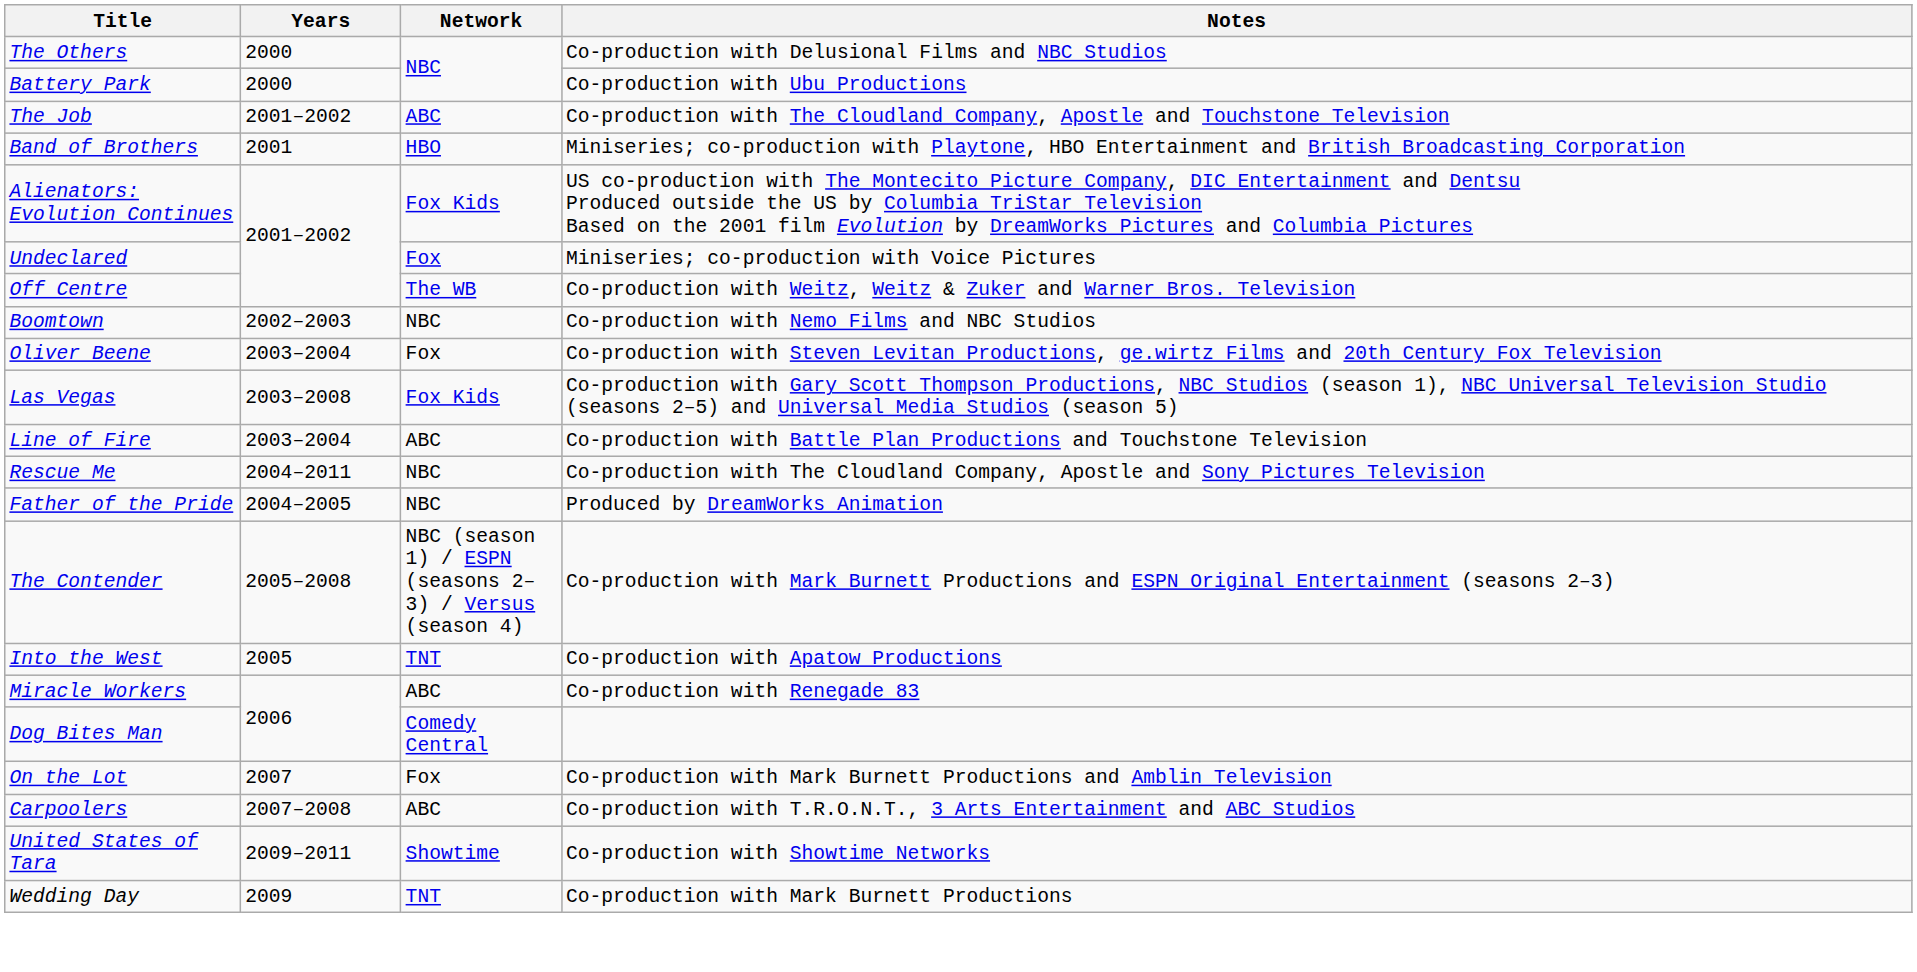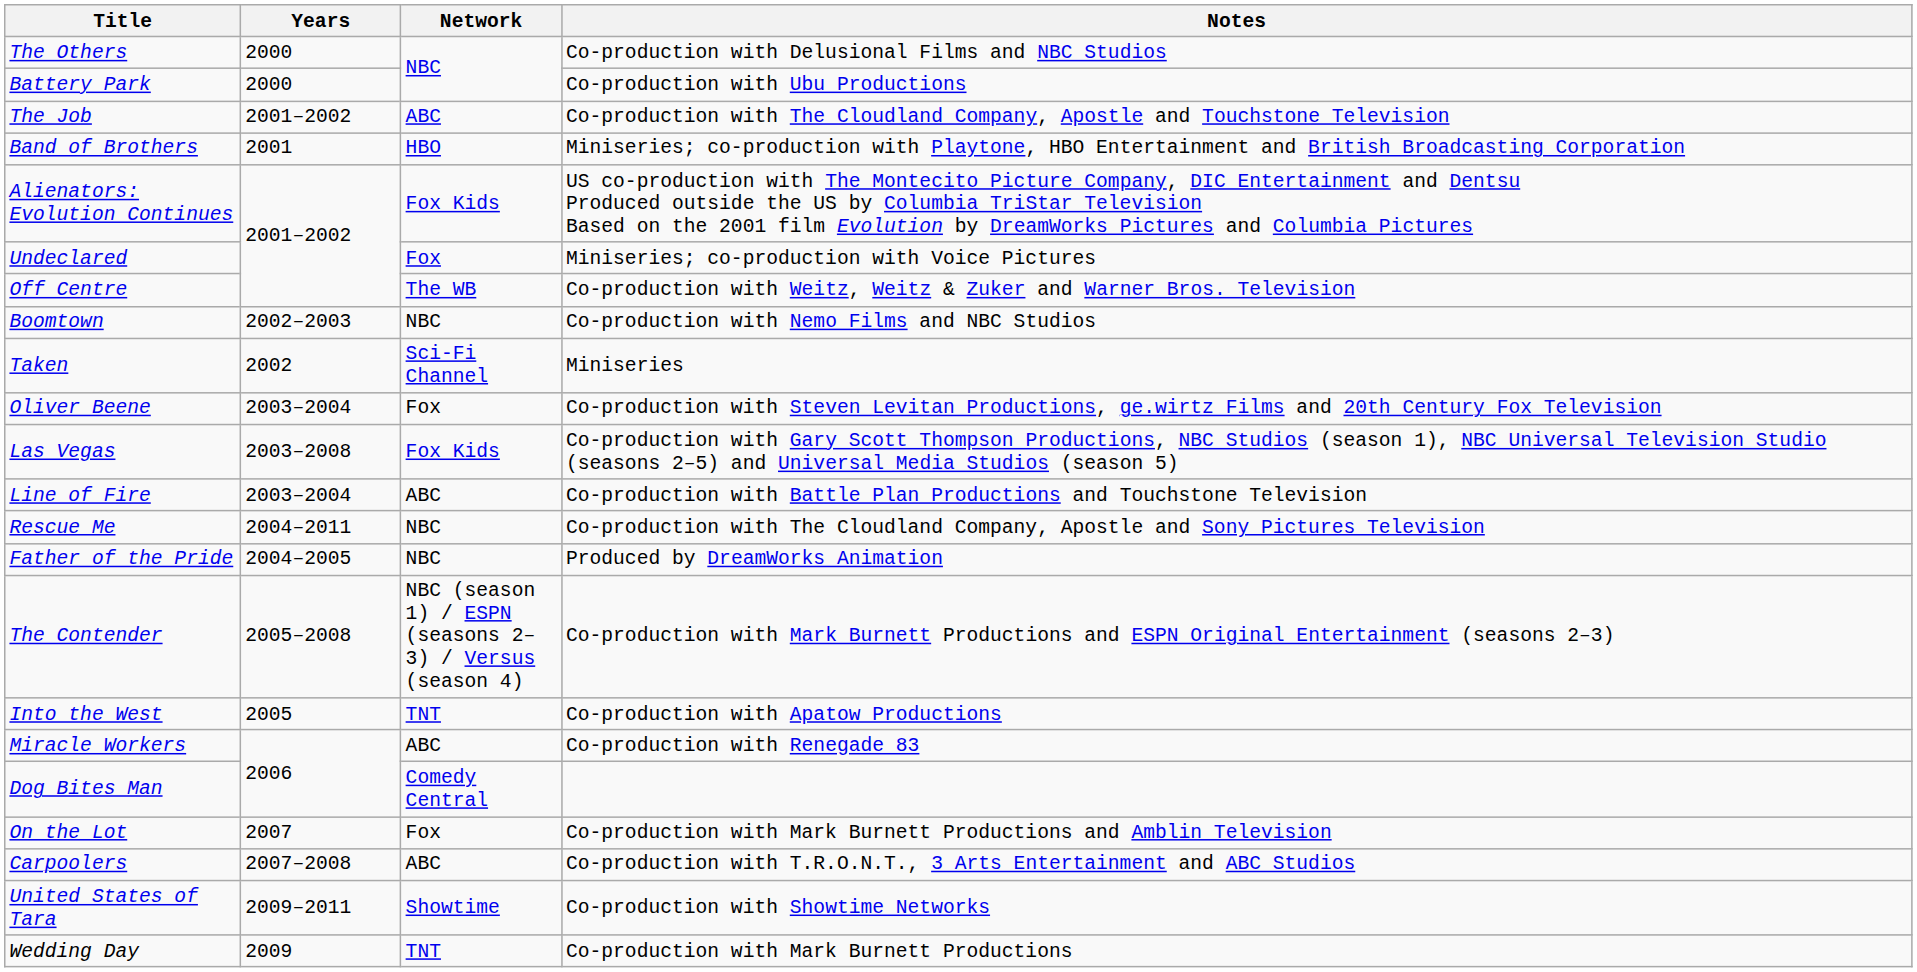+ row: (39, 365)
